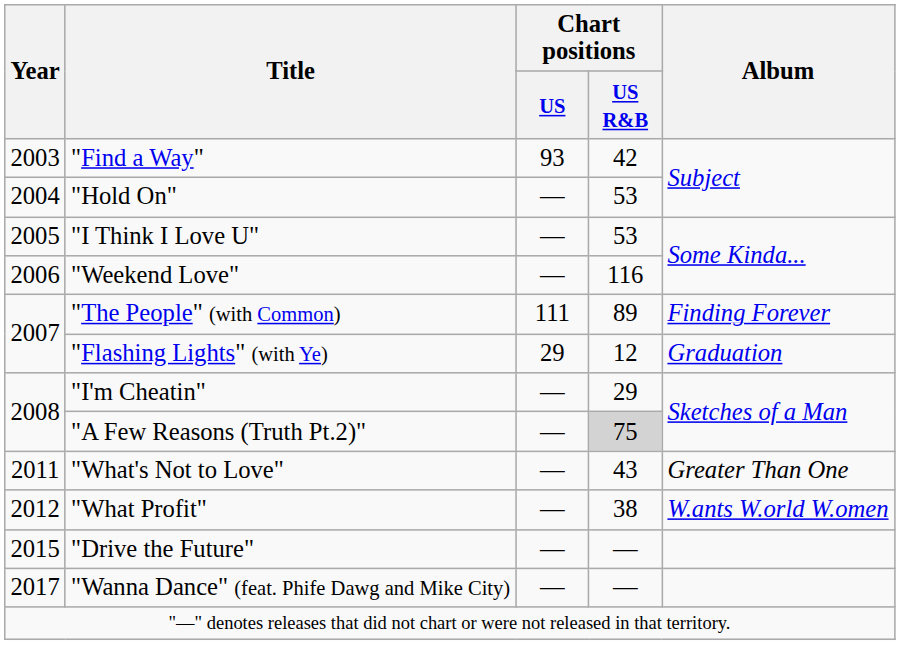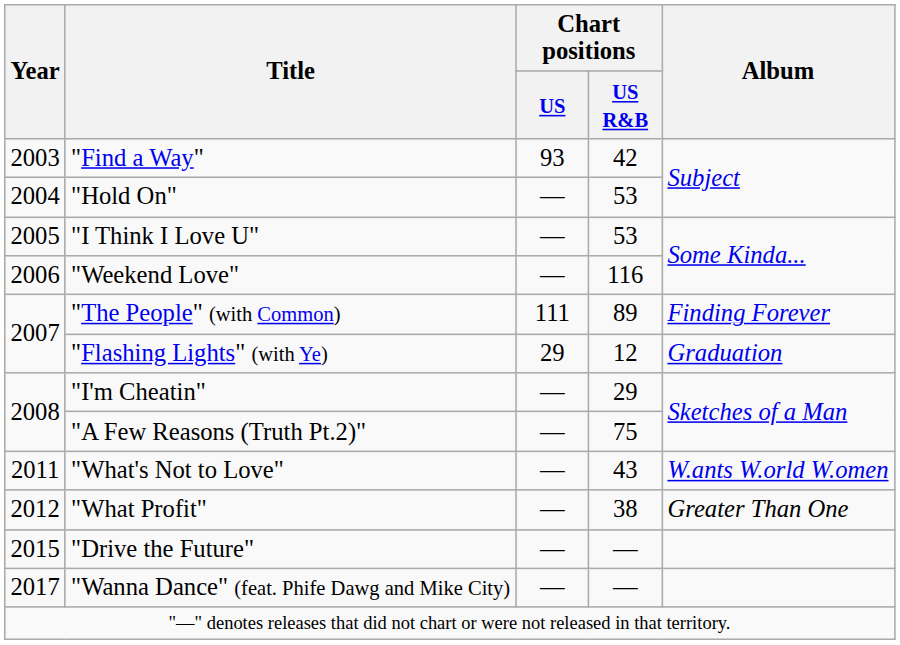(625, 431) lightgrey background -> (625, 431) no background
(758, 470) Greater Than One -> (778, 470) W.ants W.orld W.omen
(778, 509) W.ants W.orld W.omen -> (758, 509) Greater Than One
